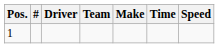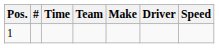columns swapped: (61, 14) <-> (163, 14)
